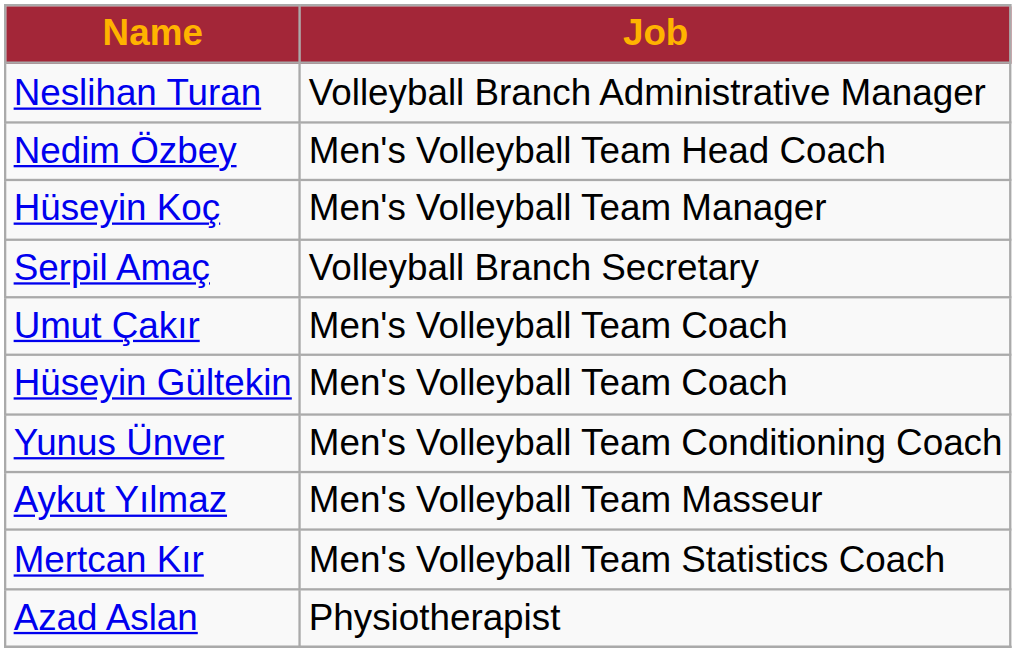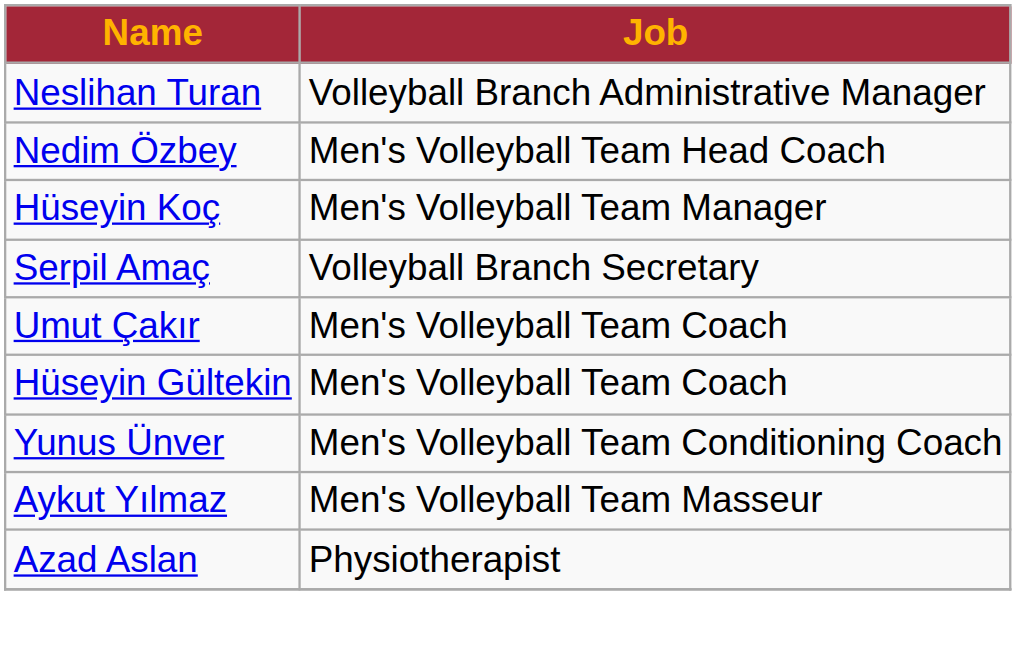- row: (109, 558)
